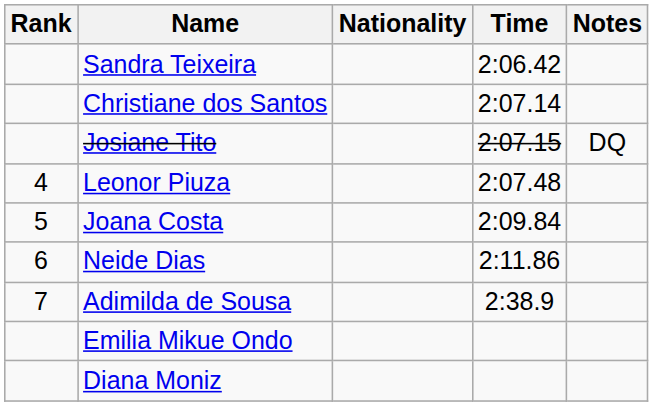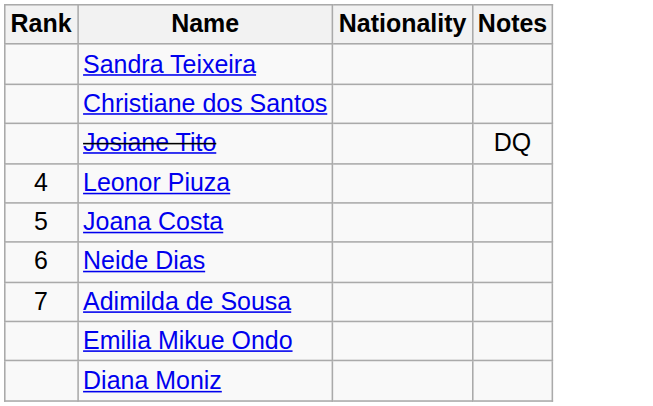- column: (520, 24)
